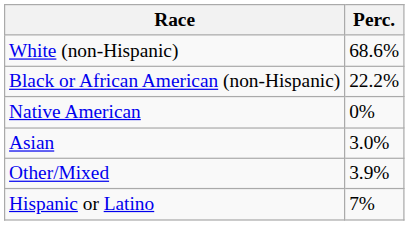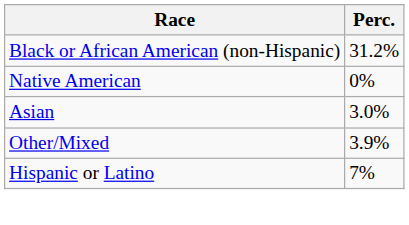- row: (94, 50)
(374, 81) 22.2% -> (374, 50) 31.2%
